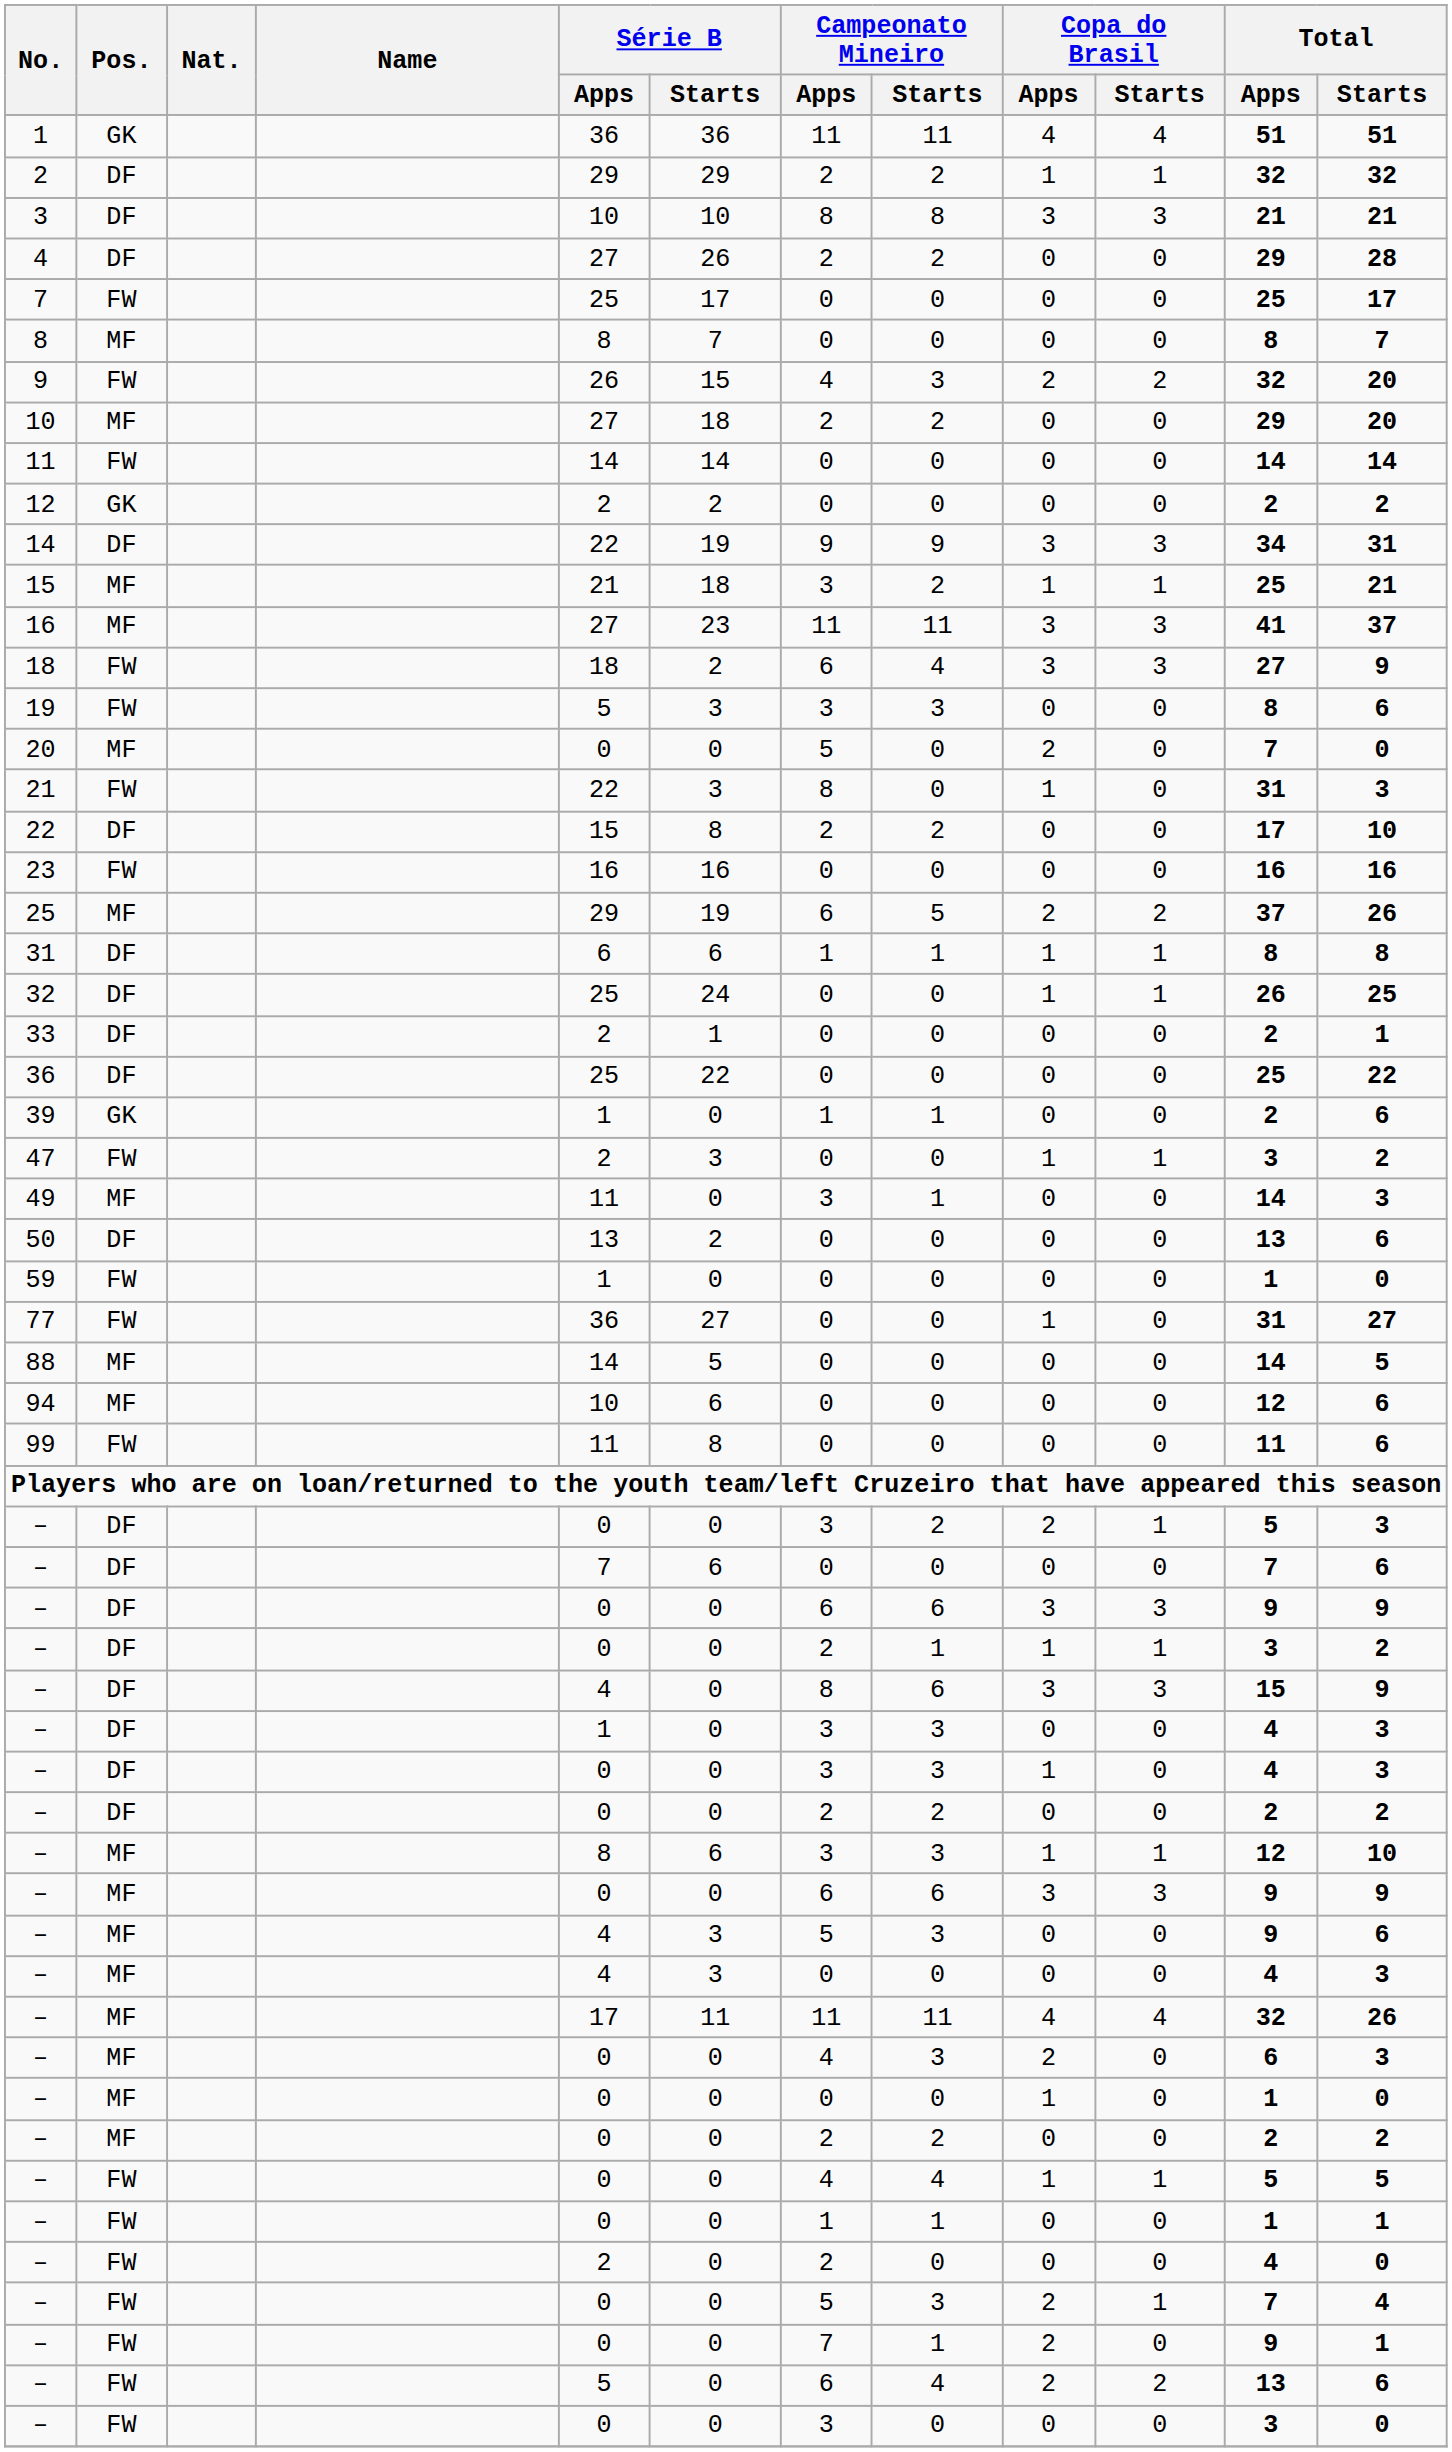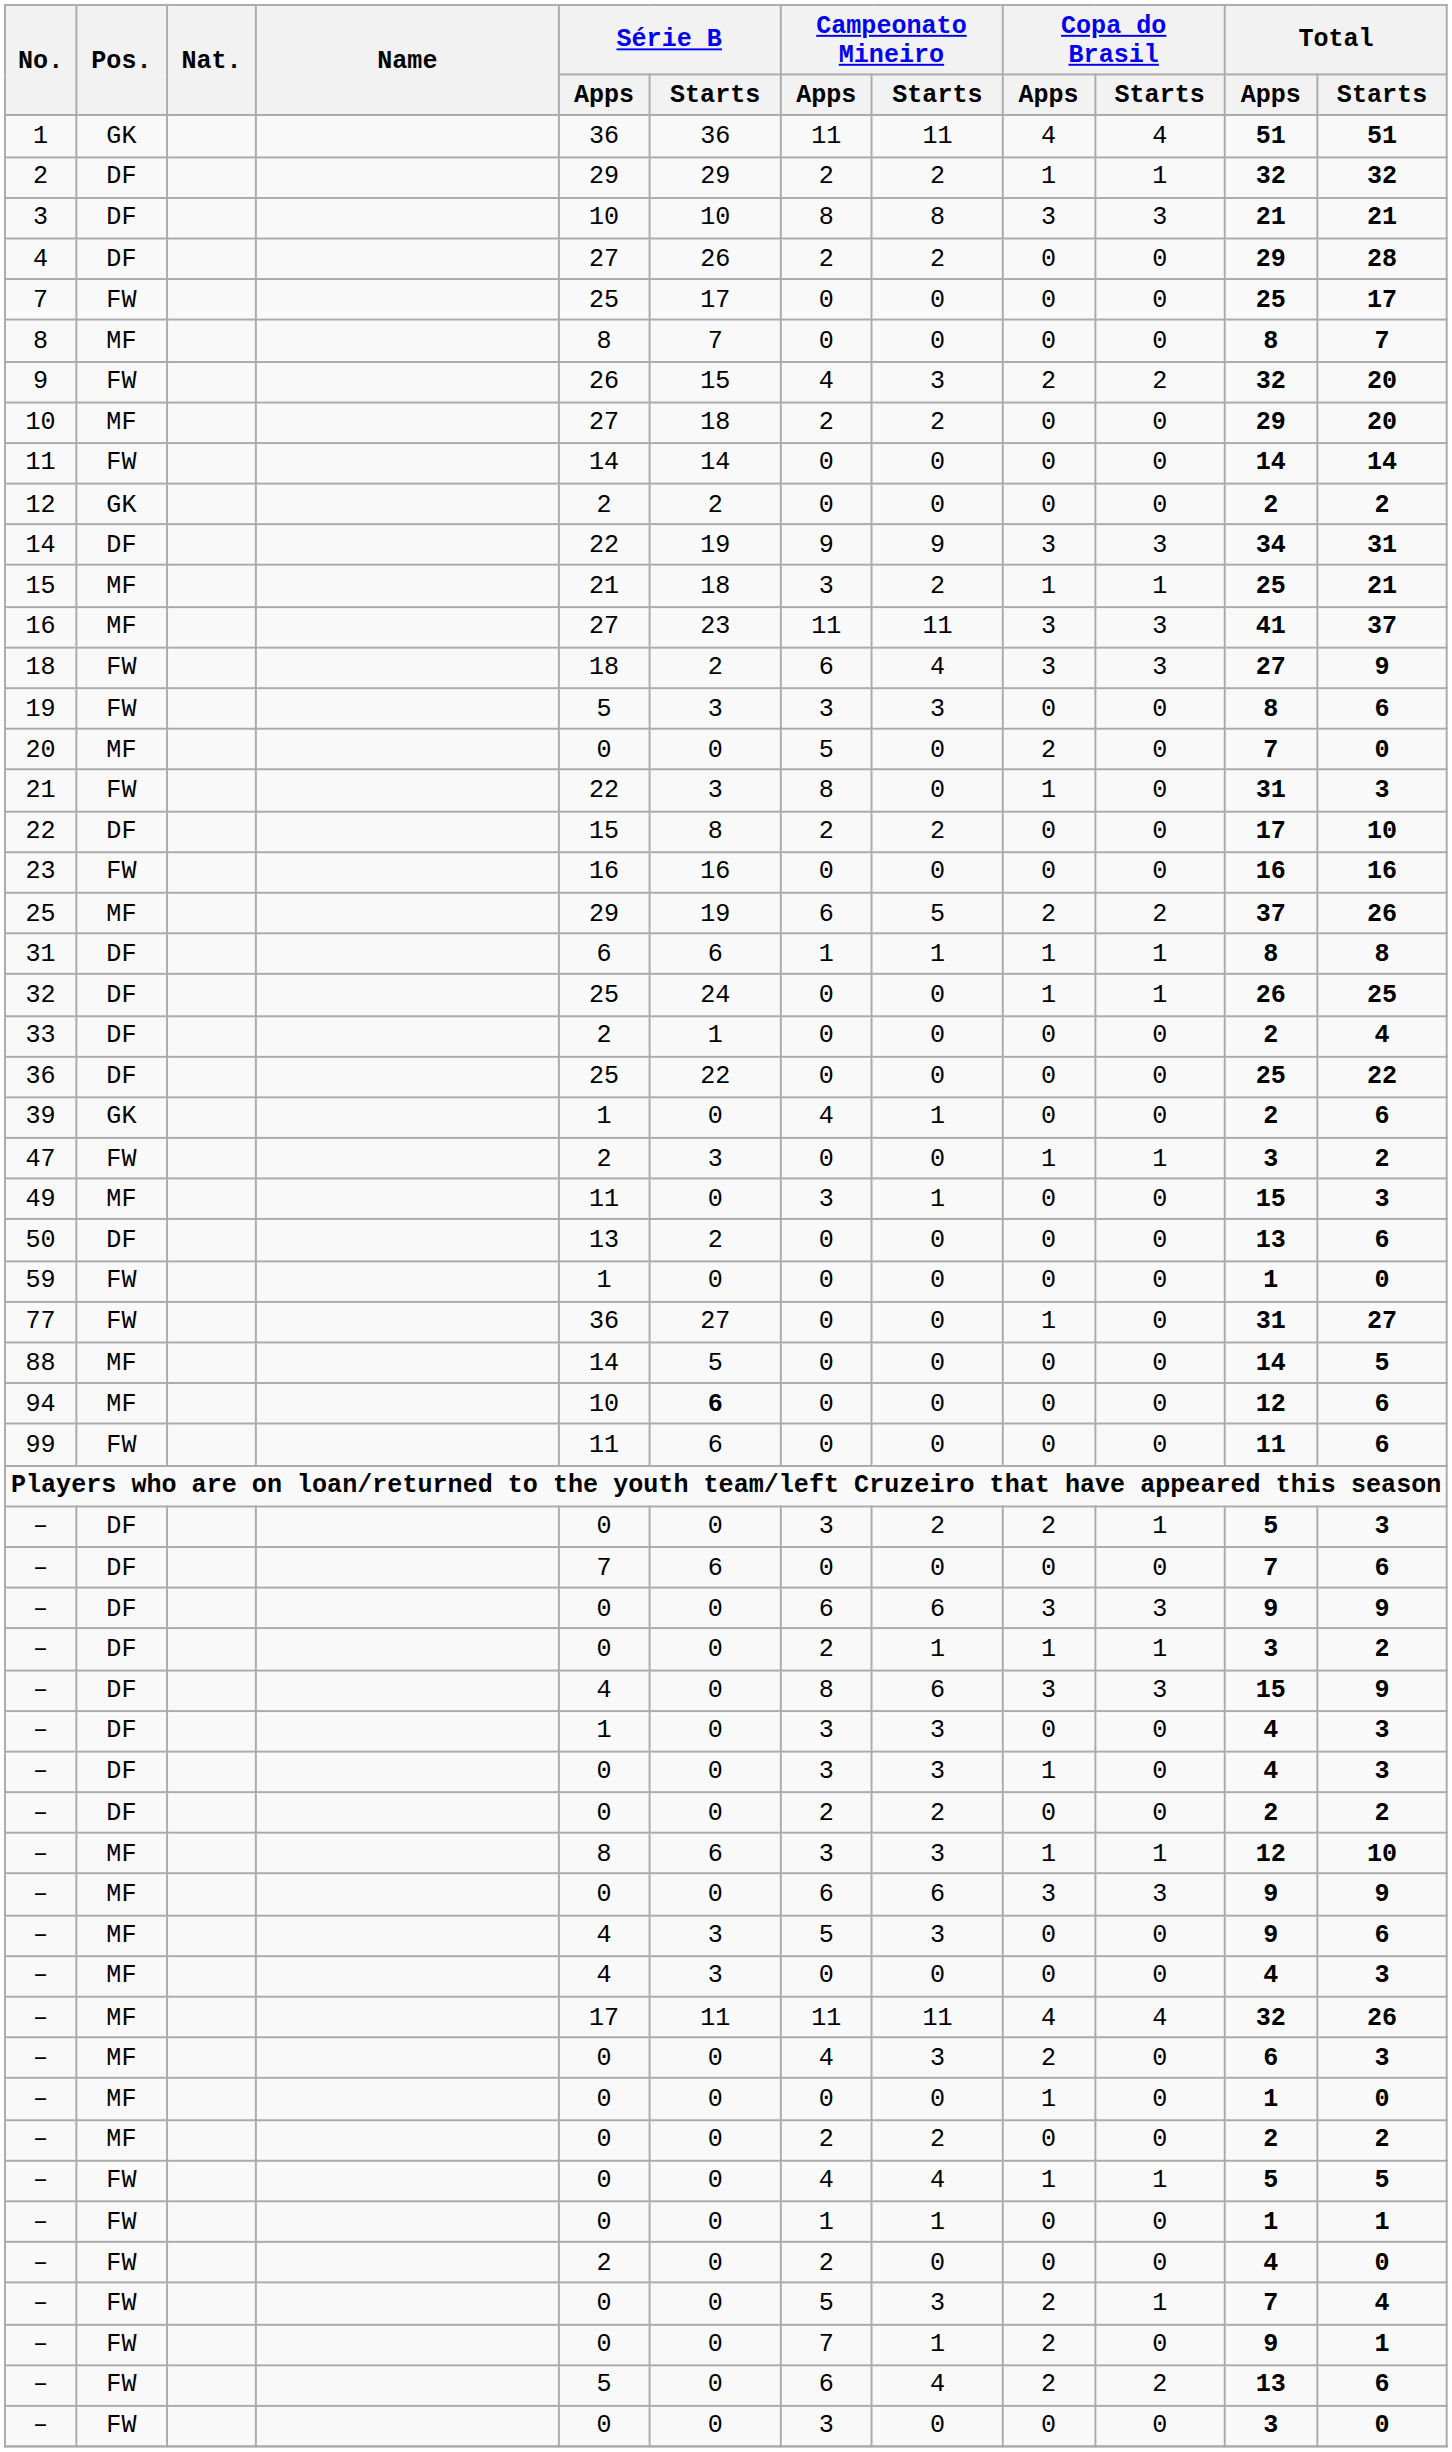(1382, 1036) 1 -> (1382, 1036) 4
(826, 1118) 1 -> (826, 1118) 4
(1271, 1199) 14 -> (1271, 1199) 15
(715, 1404) normal -> (715, 1404) bold
(715, 1445) 8 -> (715, 1445) 6
